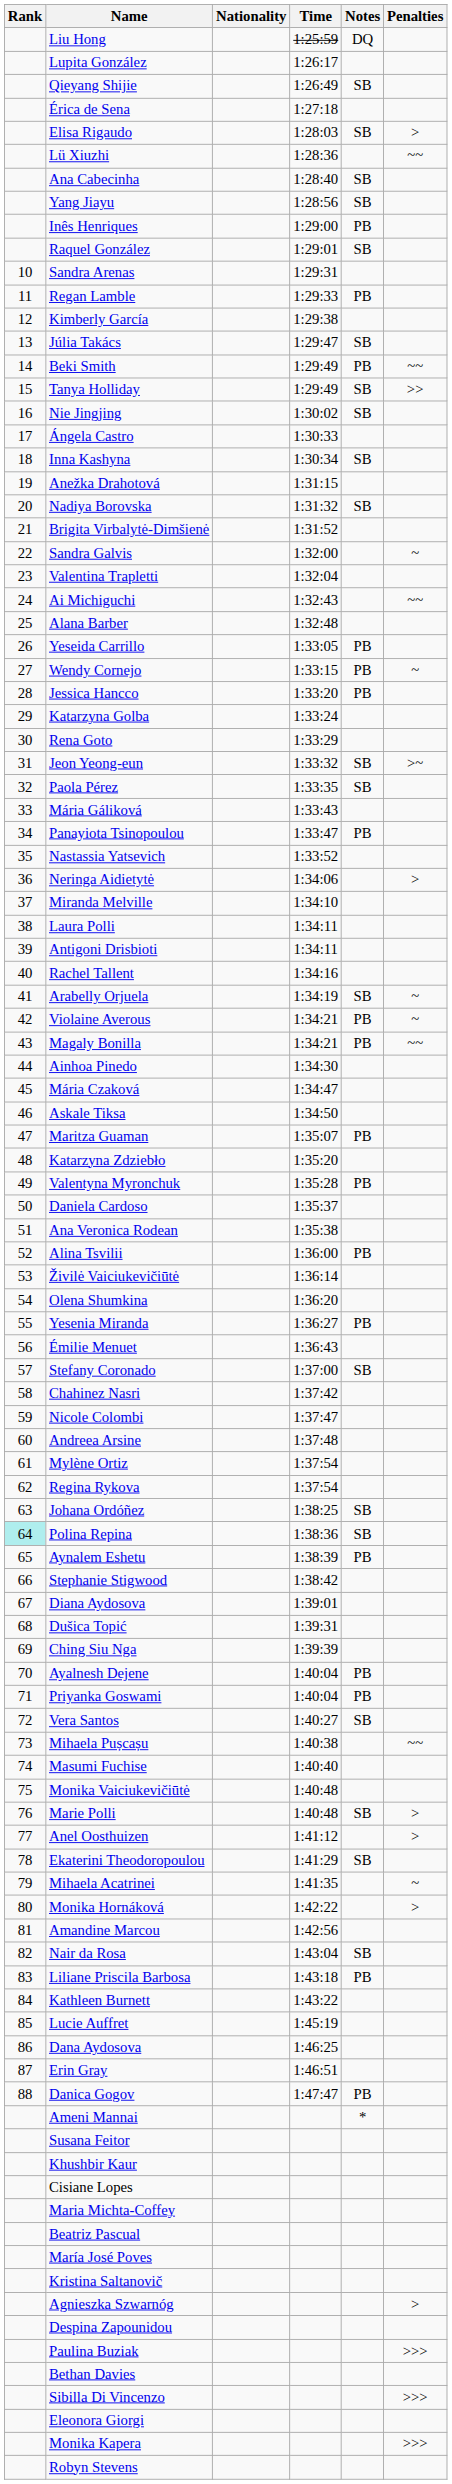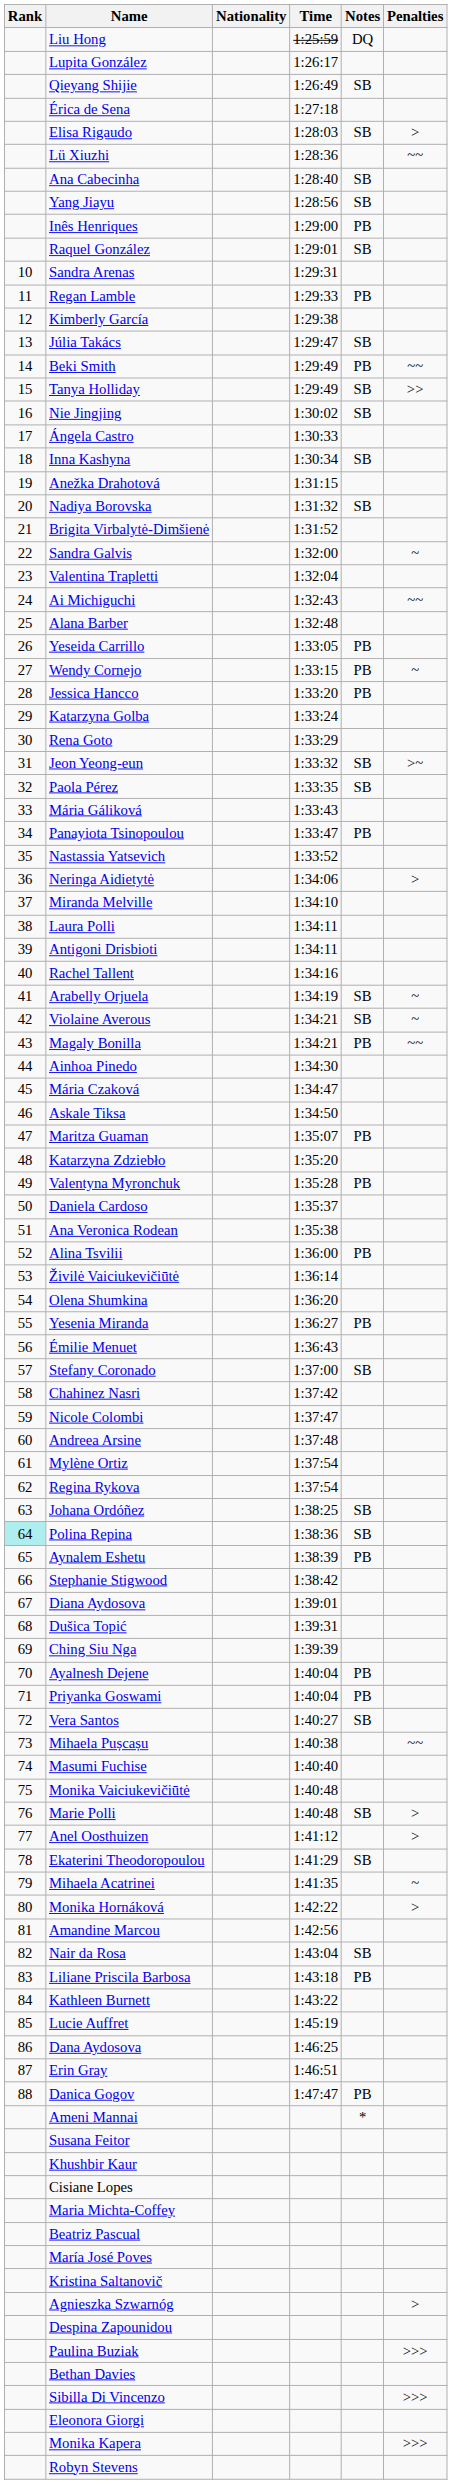(363, 1020) PB -> (363, 1020) SB
